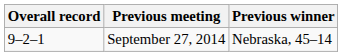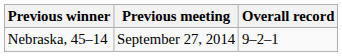columns swapped: (54, 16) <-> (283, 16)
